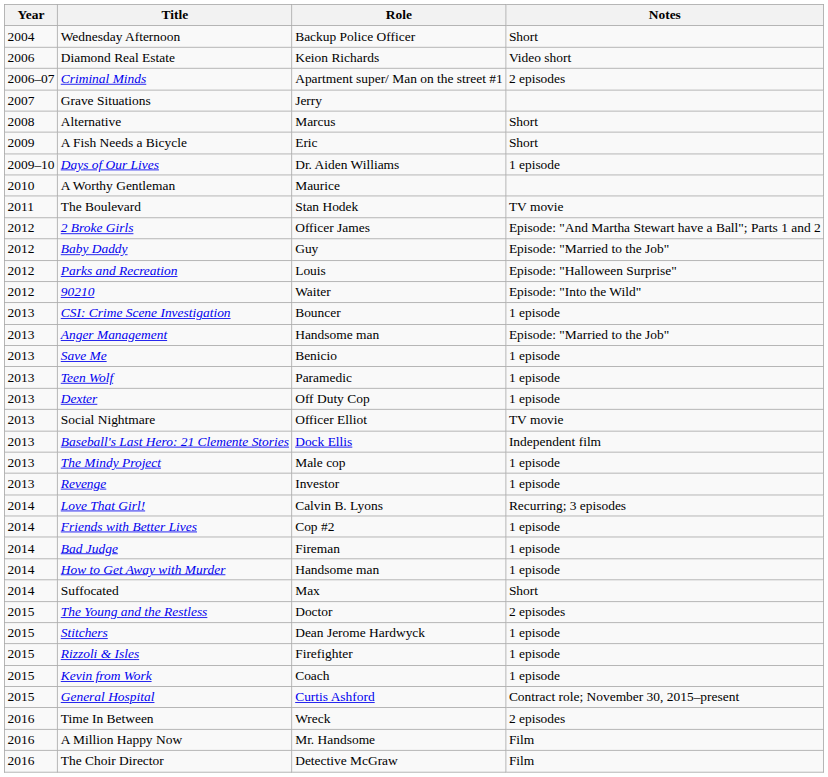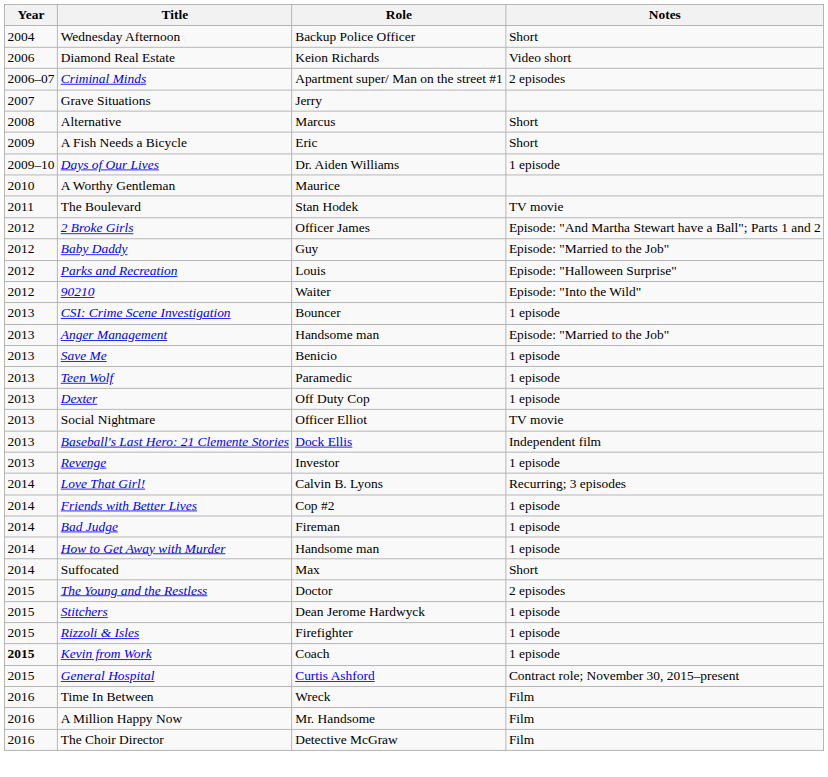- row: (111, 462)
(21, 675) normal -> (21, 654) bold
(537, 718) 2 episodes -> (522, 697) Film
